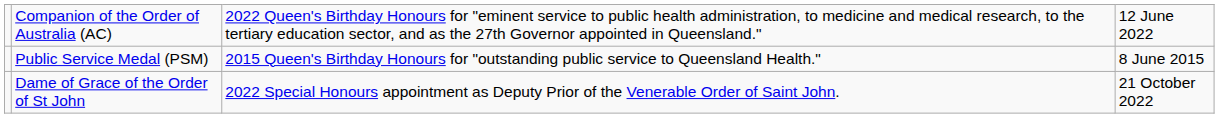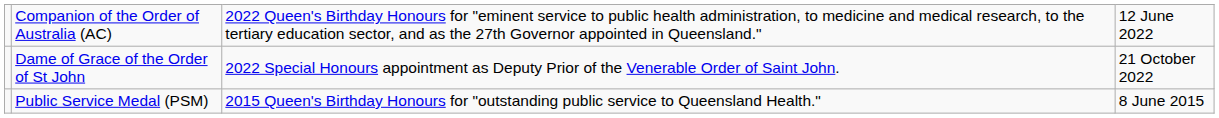rows swapped: (112, 58) <-> (111, 92)
